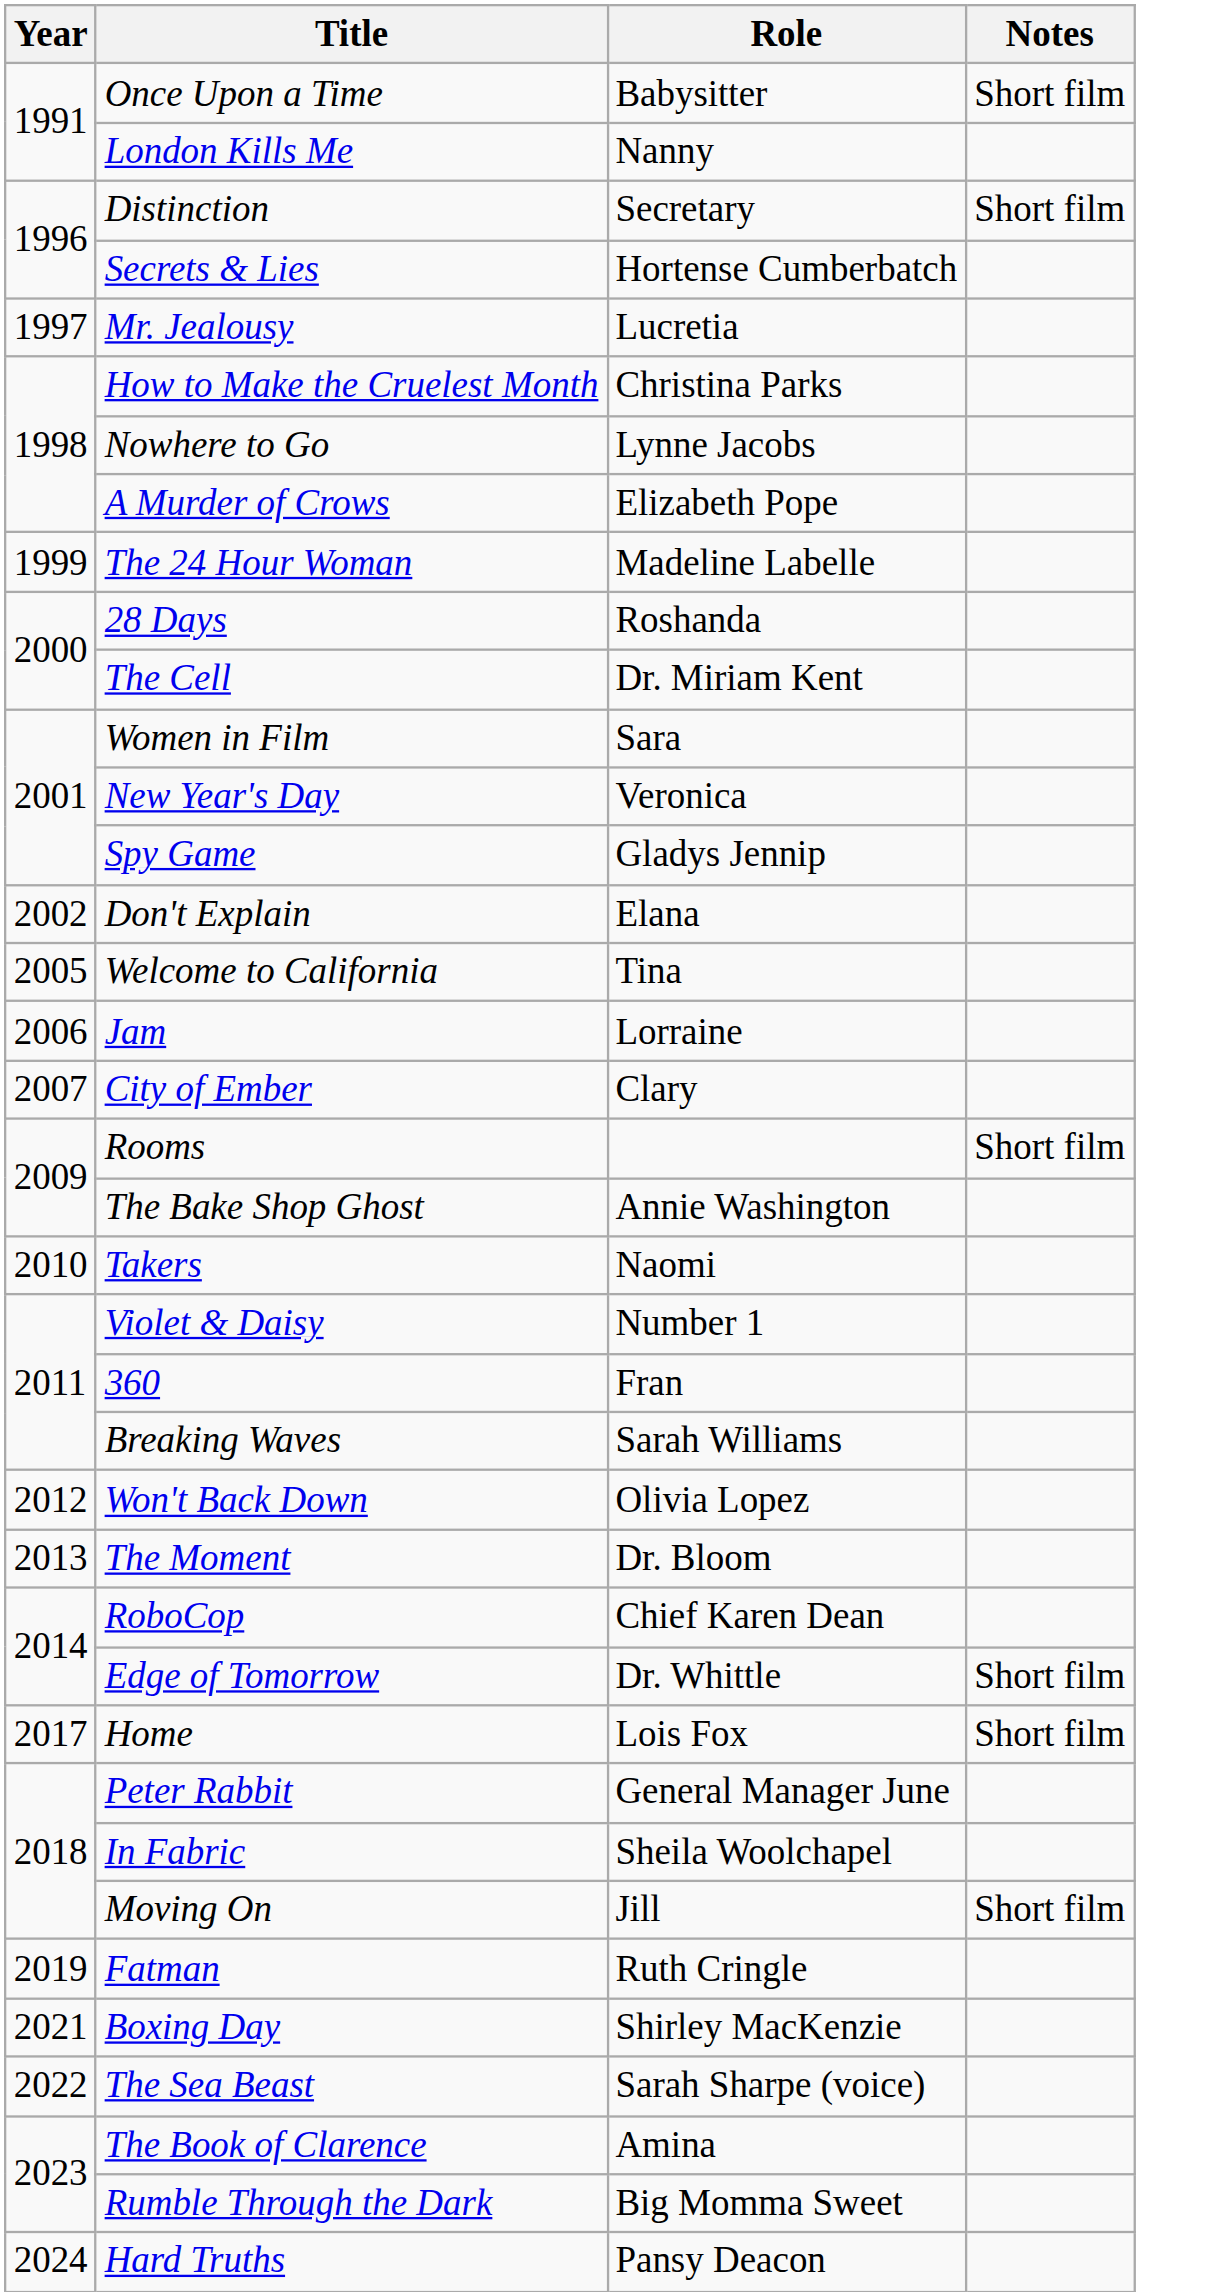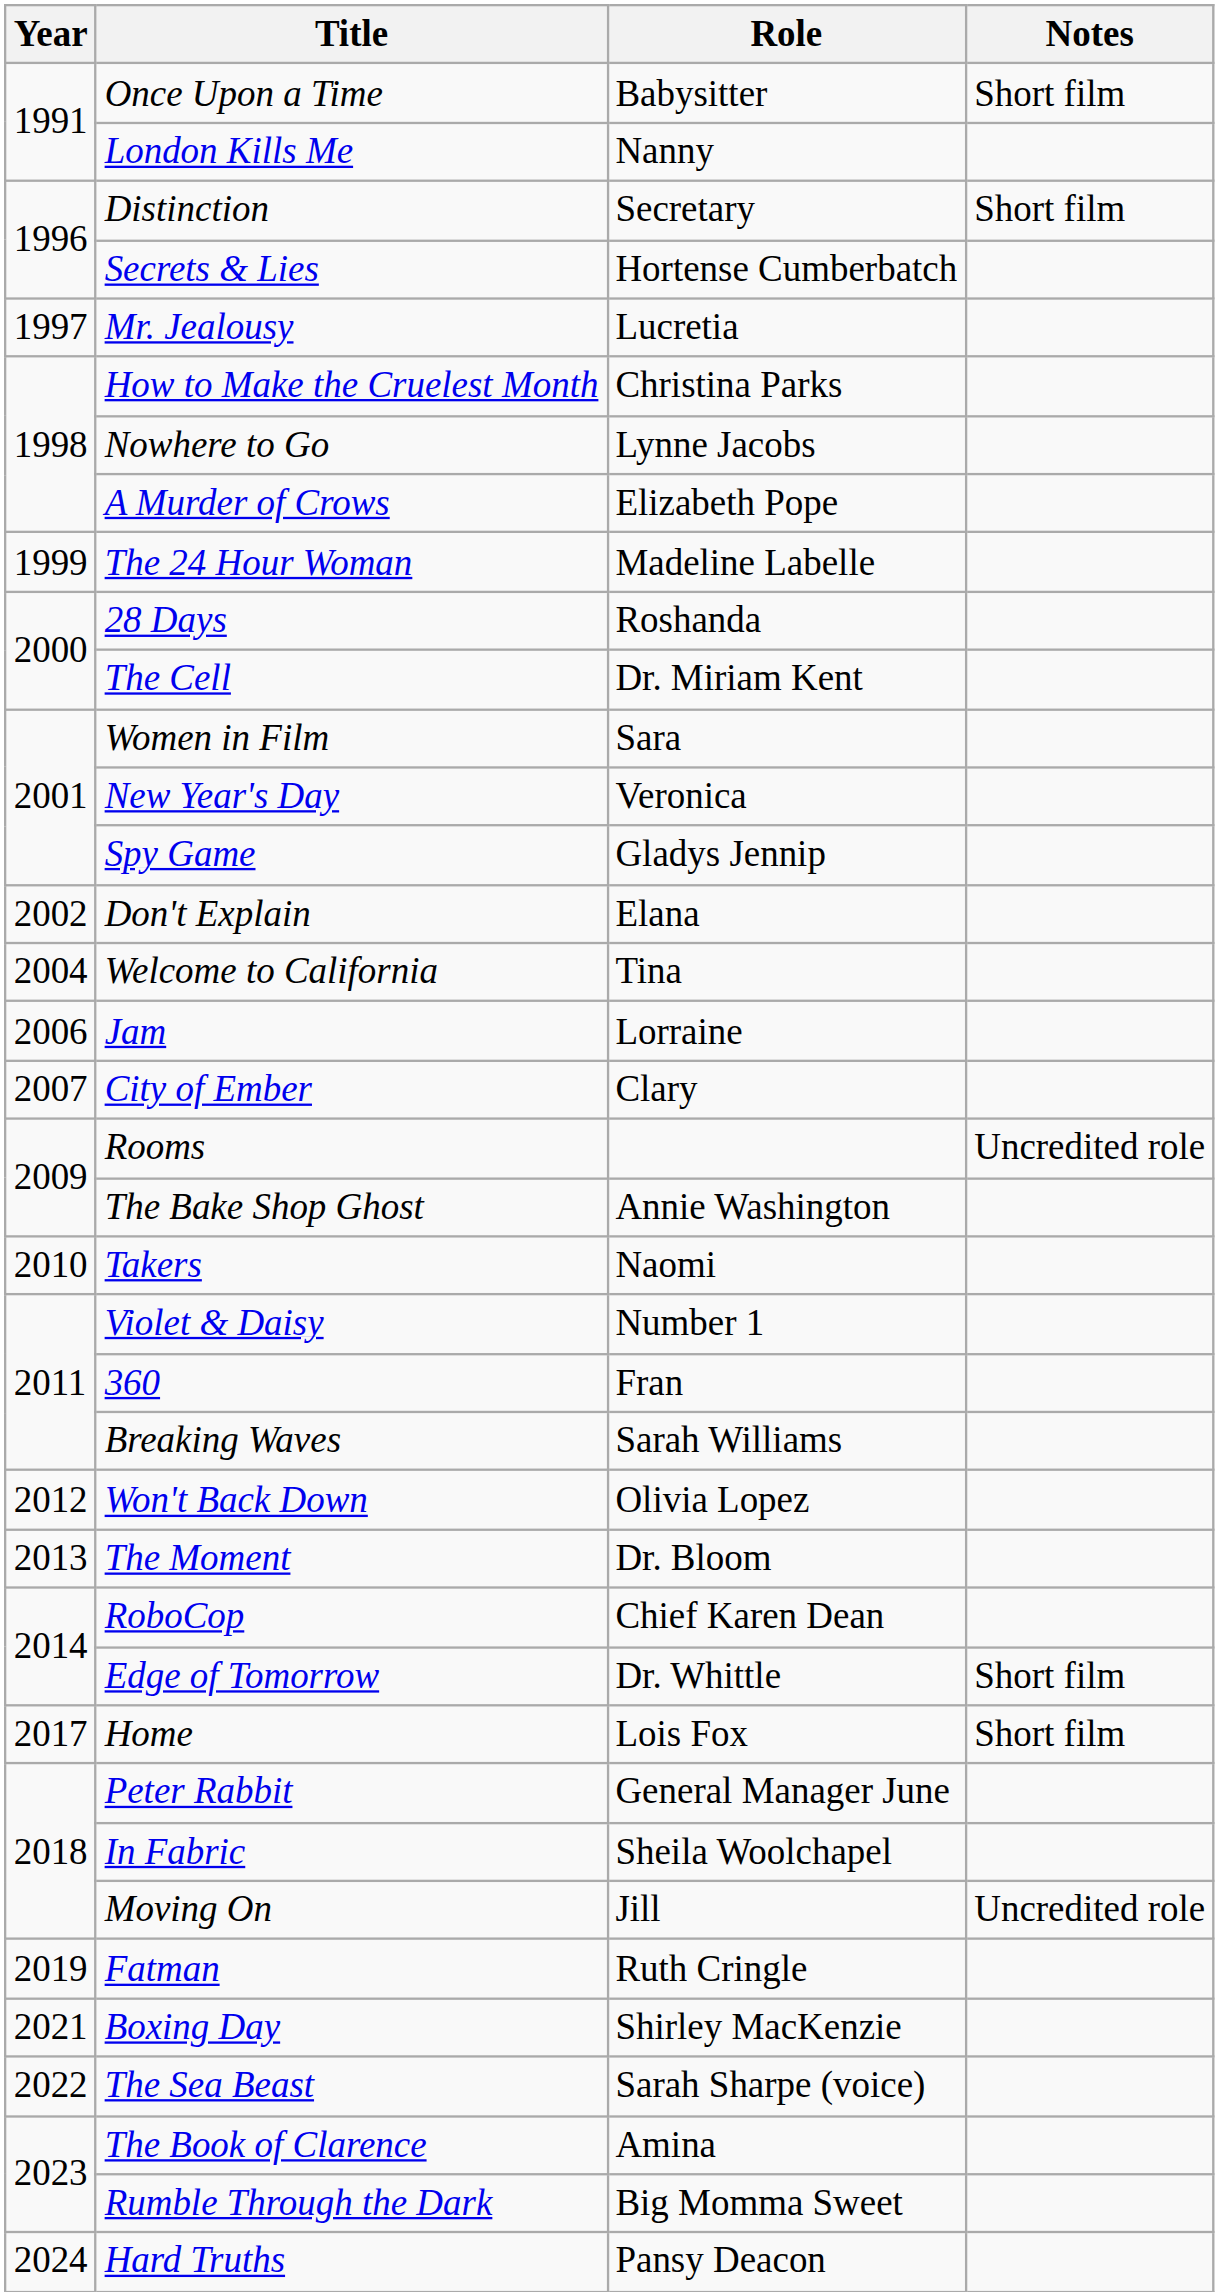(51, 971) 2005 -> (51, 971) 2004
(1050, 1147) Short film -> (1090, 1147) Uncredited role
(1050, 1909) Short film -> (1090, 1909) Uncredited role
